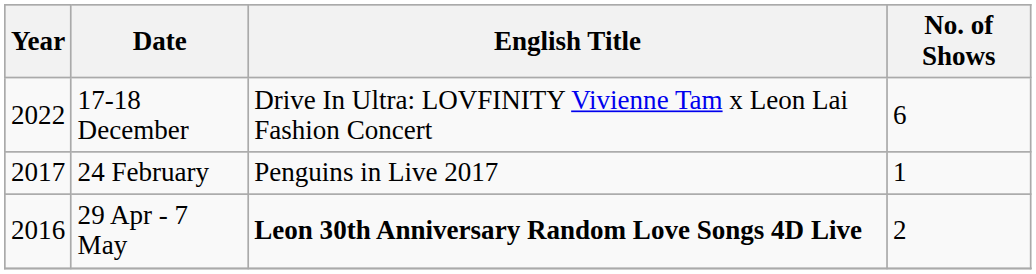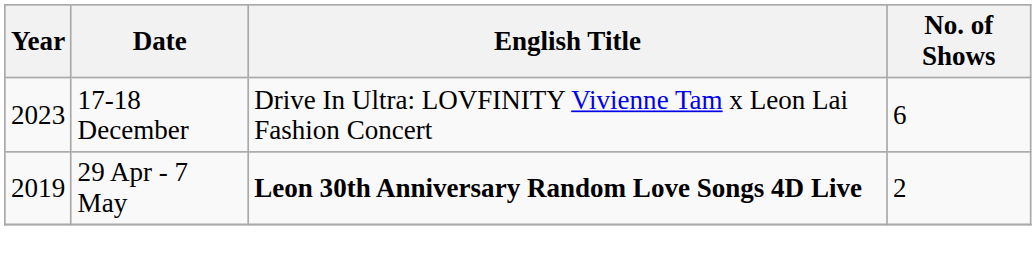(38, 114) 2022 -> (38, 114) 2023
- row: (143, 172)
(38, 230) 2016 -> (38, 187) 2019
